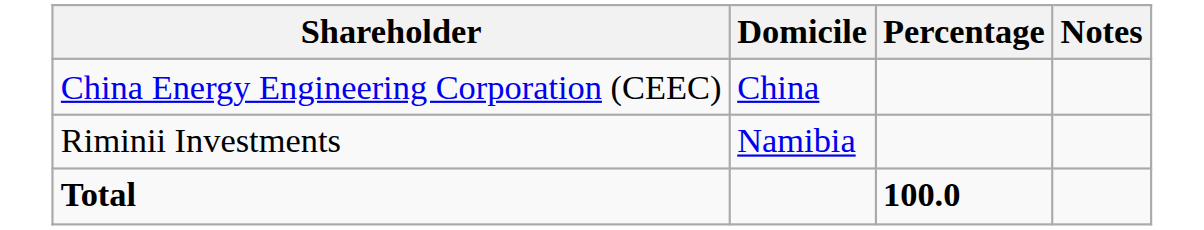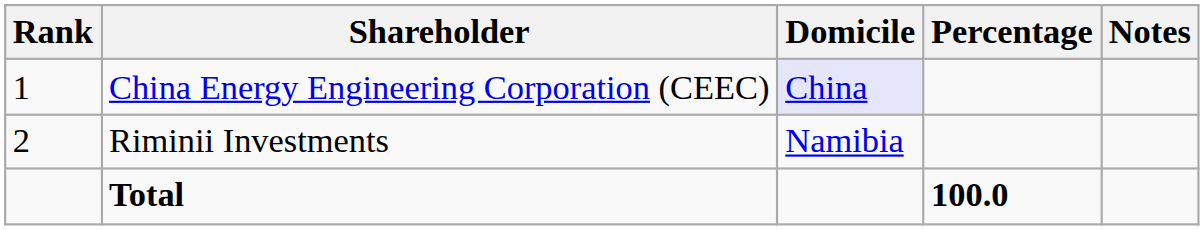+ column: (53, 31)
(778, 86) no background -> (826, 86) lavender background
